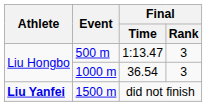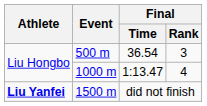(143, 53) 1:13.47 -> (143, 53) 36.54
(143, 72) 36.54 -> (143, 72) 1:13.47
(184, 72) 3 -> (184, 72) 4
